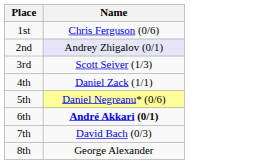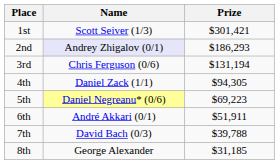+ column: (229, 13)
(114, 30) Chris Ferguson (0/6) -> (114, 30) Scott Seiver (1/3)
(114, 64) Scott Seiver (1/3) -> (114, 64) Chris Ferguson (0/6)
(114, 116) bold -> (114, 116) normal
